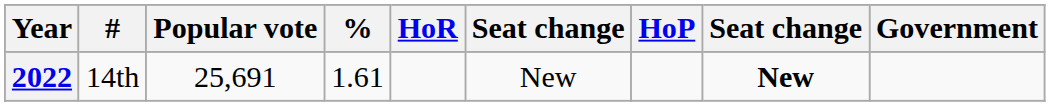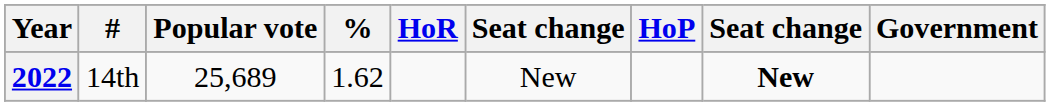(235, 76) 25,691 -> (235, 76) 25,689
(357, 76) 1.61 -> (357, 76) 1.62
